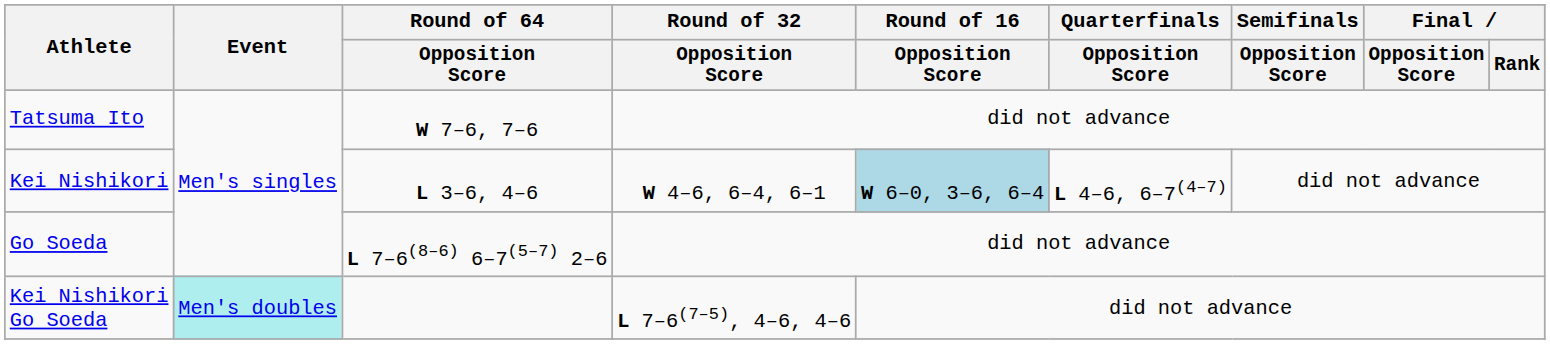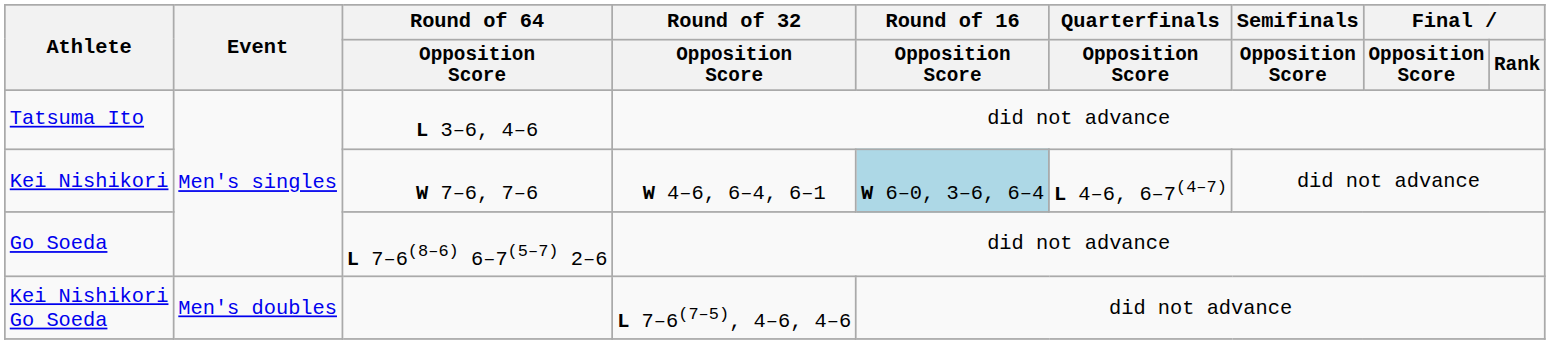(477, 131) W 7–6, 7–6 -> (477, 131) L 3–6, 4–6
(477, 193) L 3–6, 4–6 -> (477, 193) W 7–6, 7–6
(258, 308) paleturquoise background -> (258, 308) no background
